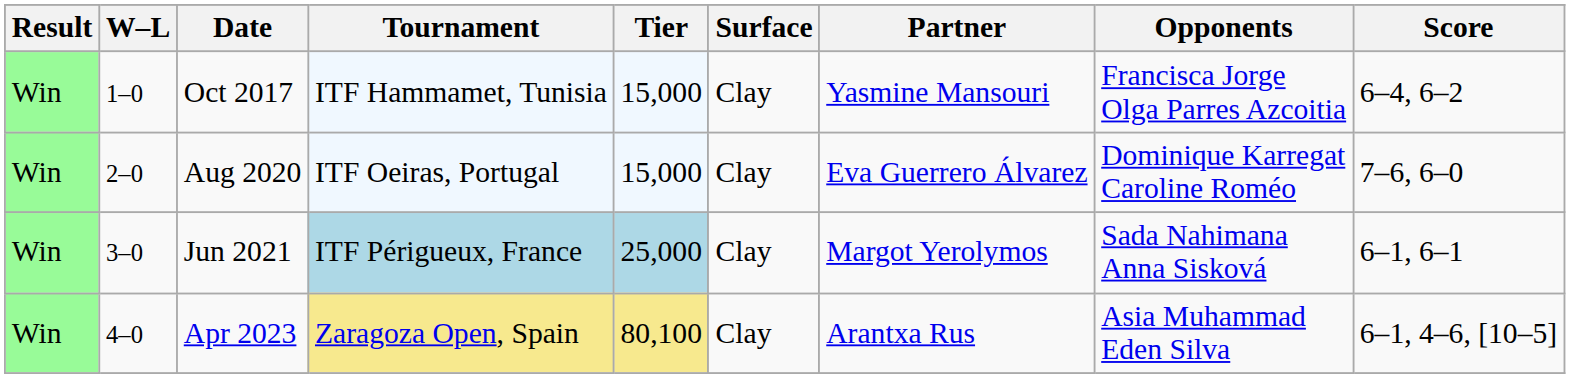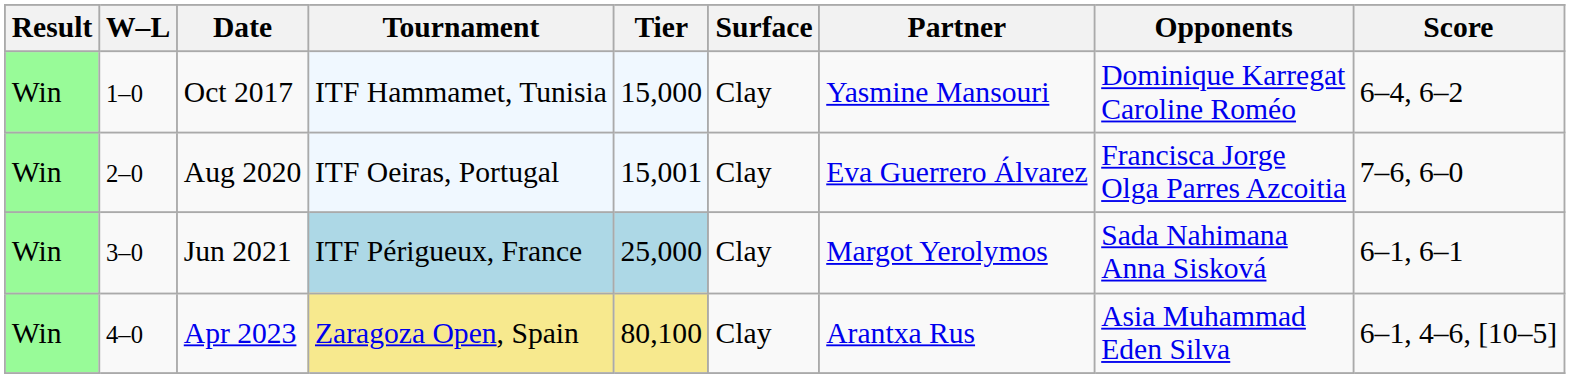(1224, 91) Francisca Jorge Olga Parres Azcoitia -> (1223, 91) Dominique Karregat Caroline Roméo
(661, 171) 15,000 -> (661, 171) 15,001
(1223, 171) Dominique Karregat Caroline Roméo -> (1224, 171) Francisca Jorge Olga Parres Azcoitia
